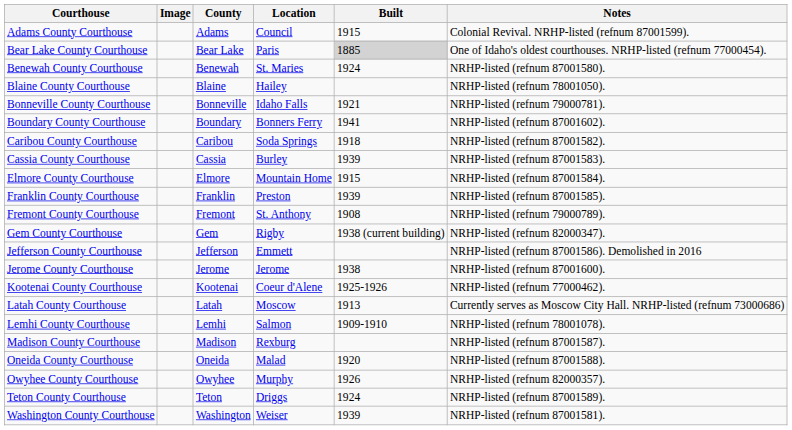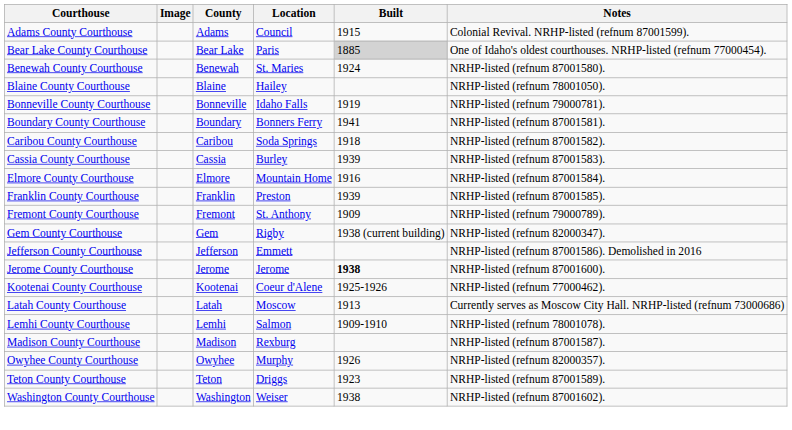(349, 104) 1921 -> (349, 104) 1919
(528, 123) NRHP-listed (refnum 87001602). -> (528, 123) NRHP-listed (refnum 87001581).
(349, 178) 1915 -> (349, 178) 1916
(349, 214) 1908 -> (349, 214) 1909
(349, 269) normal -> (349, 269) bold
- row: (70, 360)
(349, 397) 1924 -> (349, 379) 1923
(349, 415) 1939 -> (349, 397) 1938
(528, 415) NRHP-listed (refnum 87001581). -> (528, 397) NRHP-listed (refnum 87001602).
